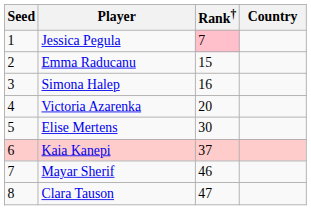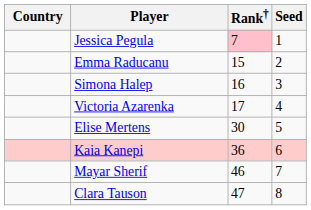columns swapped: (273, 17) <-> (21, 17)
(205, 106) 20 -> (238, 106) 17
(205, 150) 37 -> (238, 150) 36
